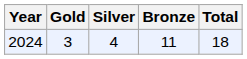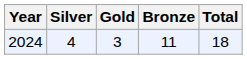columns swapped: (68, 17) <-> (114, 17)
